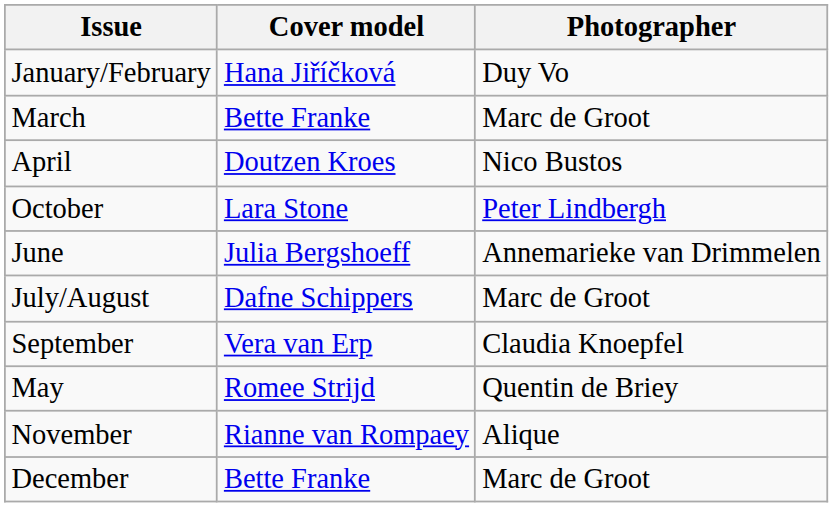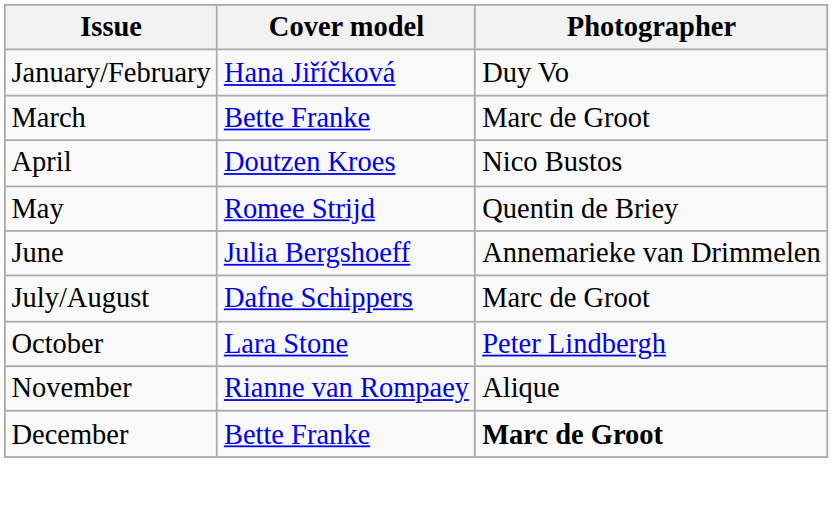rows swapped: (38, 388) <-> (57, 207)
- row: (72, 343)
(566, 478) normal -> (573, 433) bold
